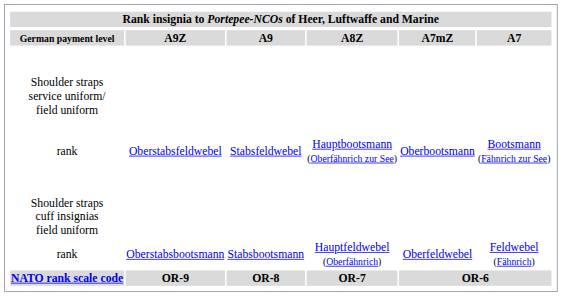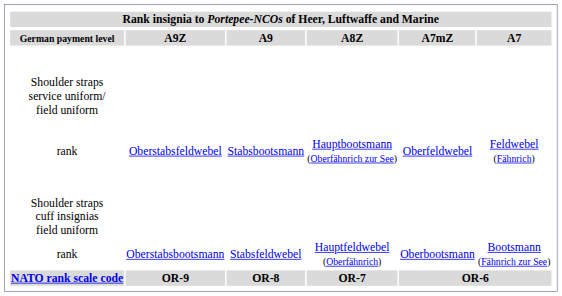(266, 151) Stabsfeldwebel -> (266, 151) Stabsbootsmann
(437, 151) Oberbootsmann -> (437, 151) Oberfeldwebel
(514, 151) Bootsmann (Fähnrich zur See) -> (514, 151) Feldwebel (Fähnrich)
(266, 254) Stabsbootsmann -> (266, 254) Stabsfeldwebel
(437, 254) Oberfeldwebel -> (437, 254) Oberbootsmann
(514, 254) Feldwebel (Fähnrich) -> (514, 254) Bootsmann (Fähnrich zur See)
